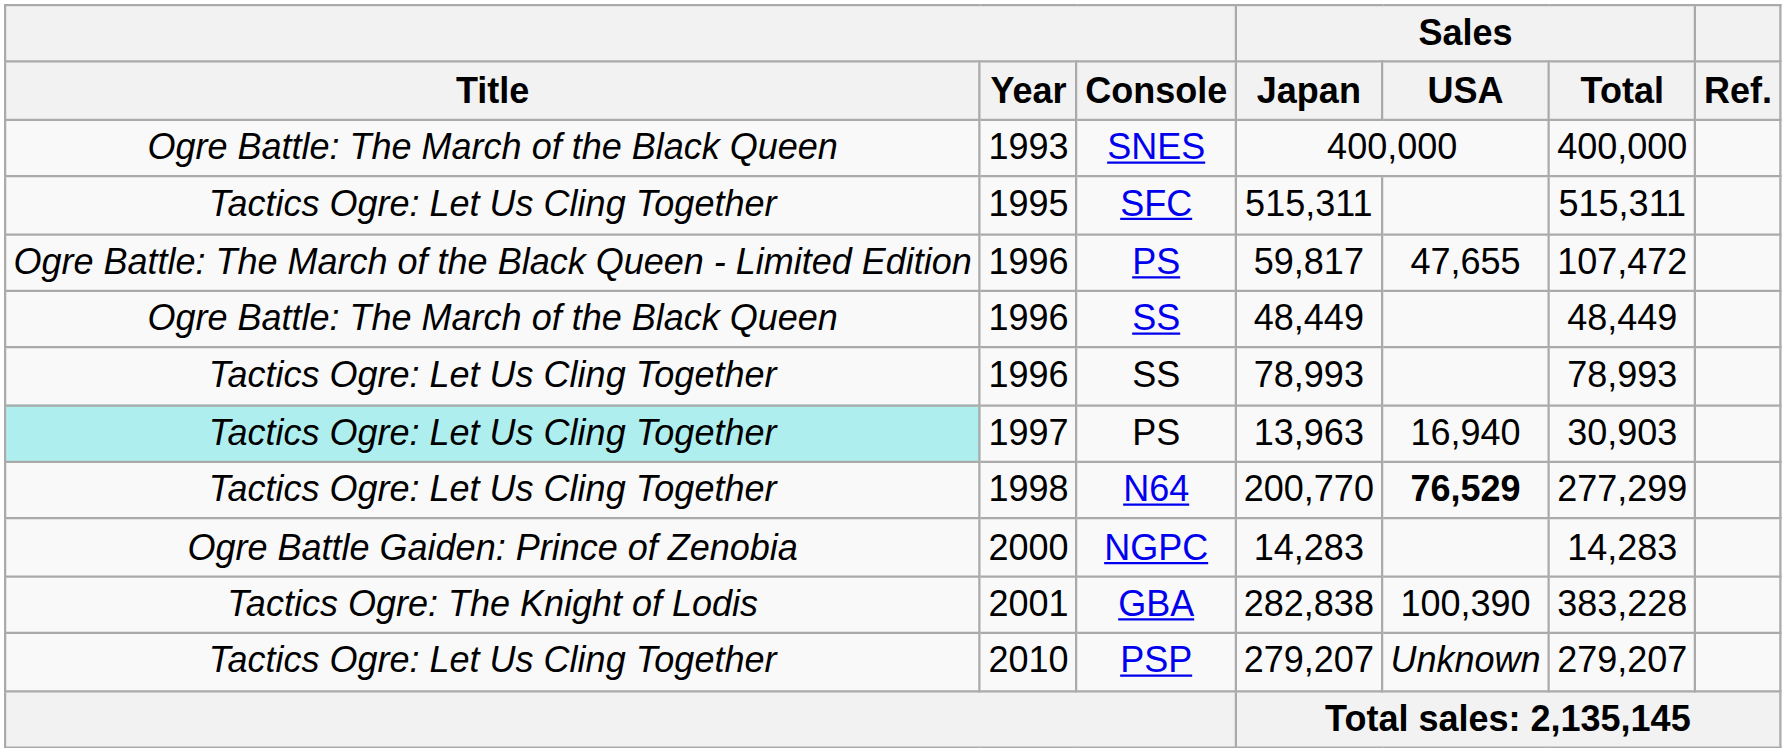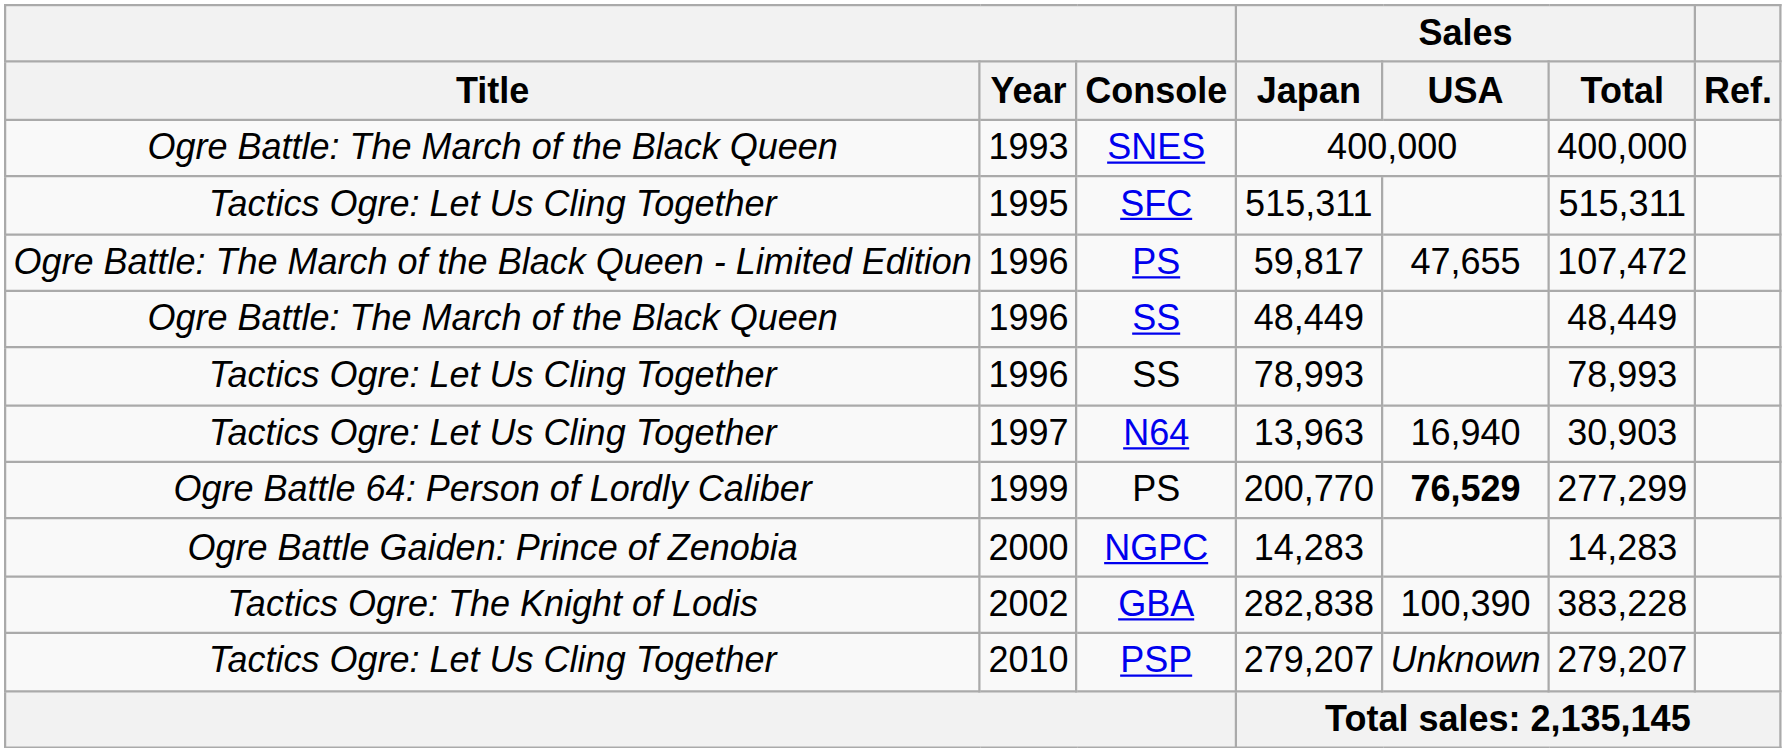(493, 432) paleturquoise background -> (493, 432) no background
(1156, 432) PS -> (1156, 432) N64
(493, 489) Tactics Ogre: Let Us Cling Together -> (493, 489) Ogre Battle 64: Person of Lordly Caliber
(1029, 489) 1998 -> (1029, 489) 1999
(1156, 489) N64 -> (1156, 489) PS
(1029, 603) 2001 -> (1029, 603) 2002
